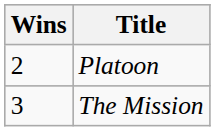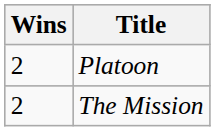(17, 105) 3 -> (17, 105) 2
